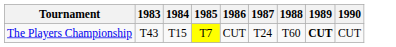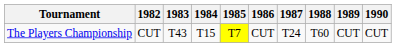+ column: (149, 14)
(320, 33) bold -> (348, 33) normal
